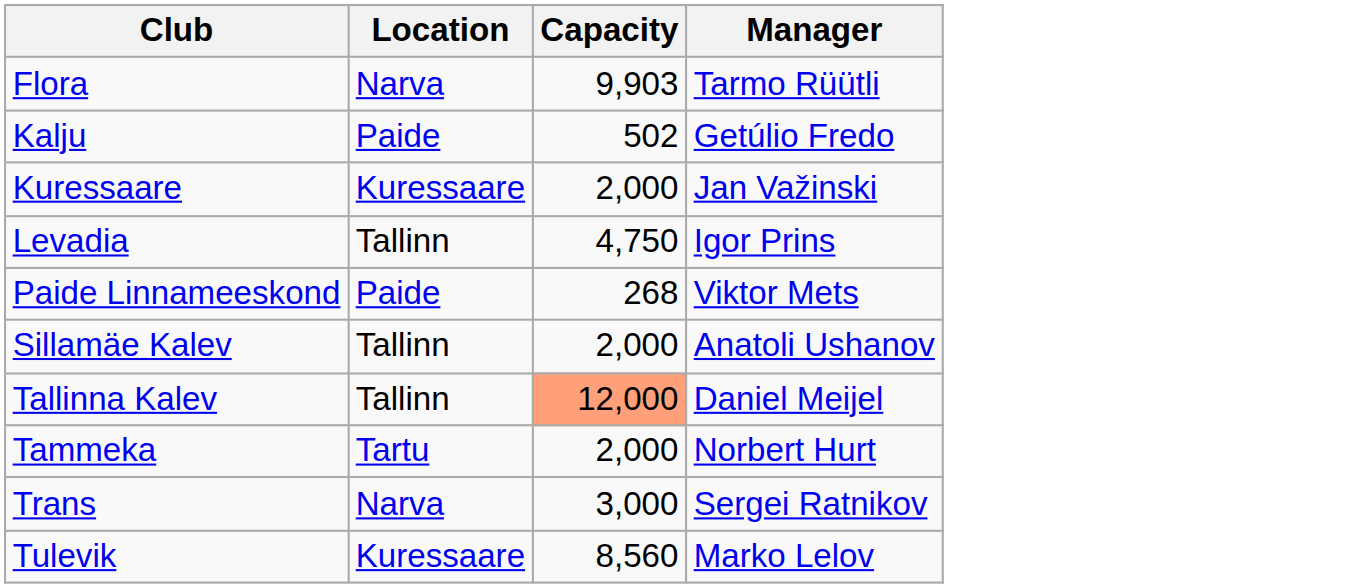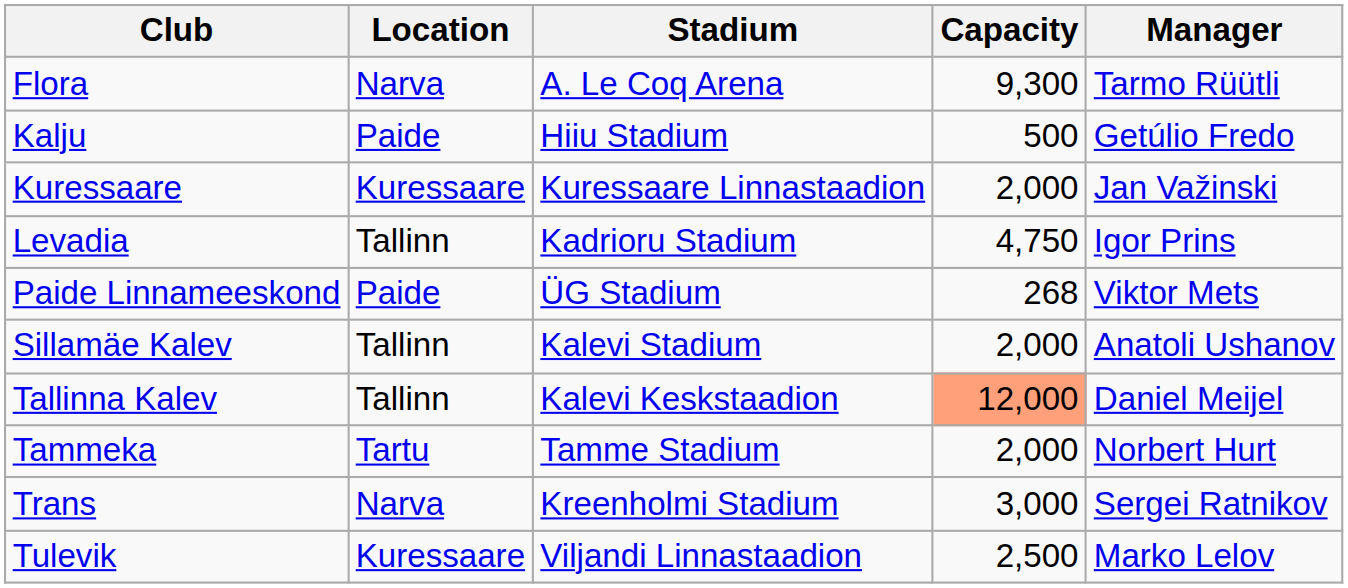+ column: (733, 30)
(637, 83) 9,903 -> (1037, 83) 9,300
(651, 135) 502 -> (1051, 135) 500
(637, 556) 8,560 -> (1037, 556) 2,500
